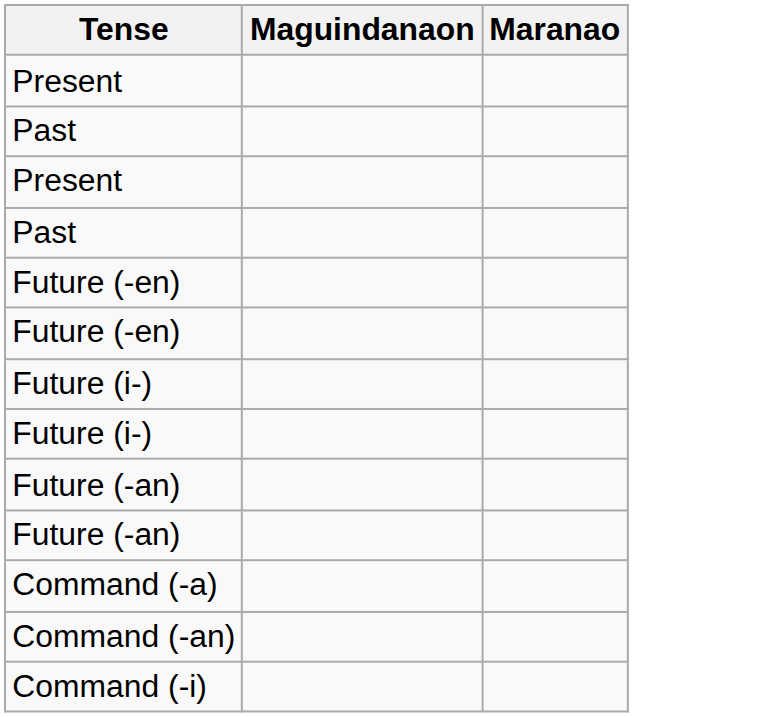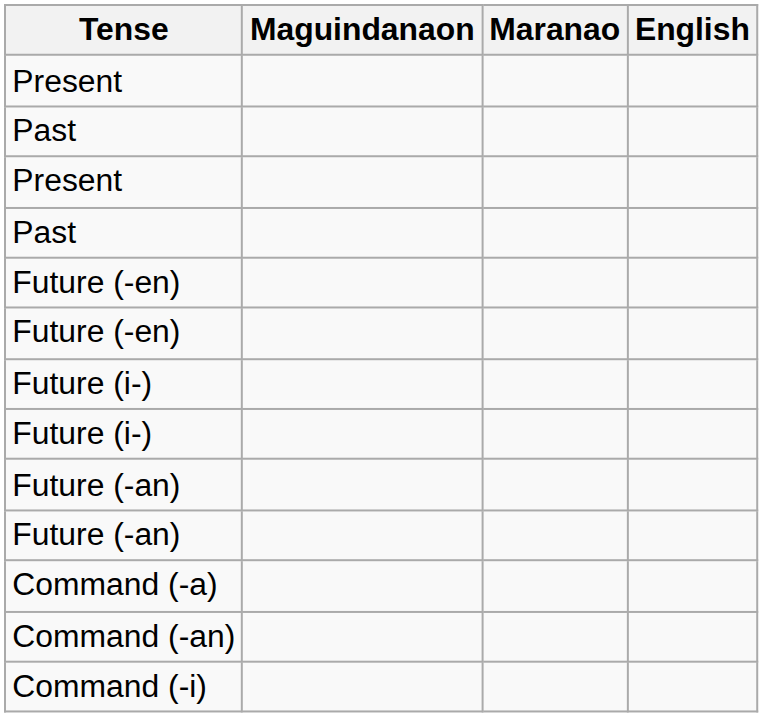+ column: (692, 29)
